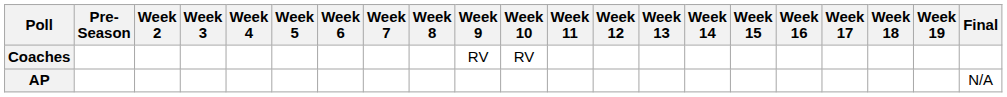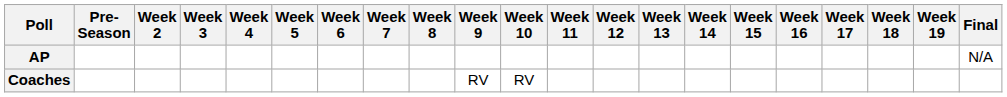rows swapped: (39, 81) <-> (39, 57)
